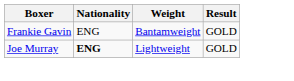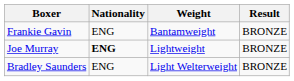(221, 31) GOLD -> (265, 31) BRONZE
(221, 48) GOLD -> (265, 48) BRONZE
+ row: (47, 66)
